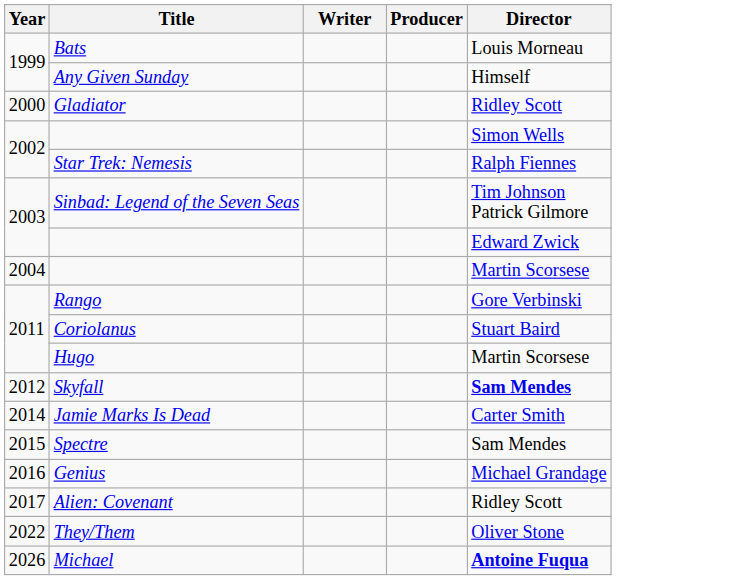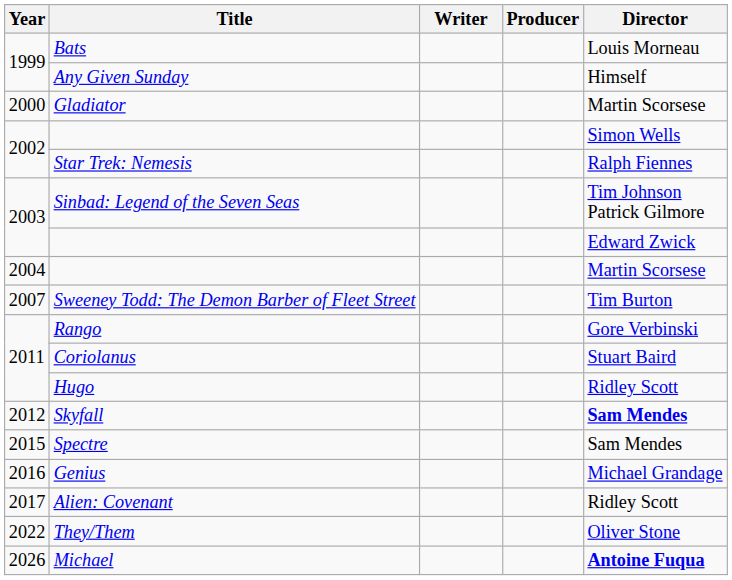(517, 105) Ridley Scott -> (646, 105) Martin Scorsese
+ row: (27, 299)
(530, 357) Martin Scorsese -> (633, 386) Ridley Scott
- row: (27, 415)
